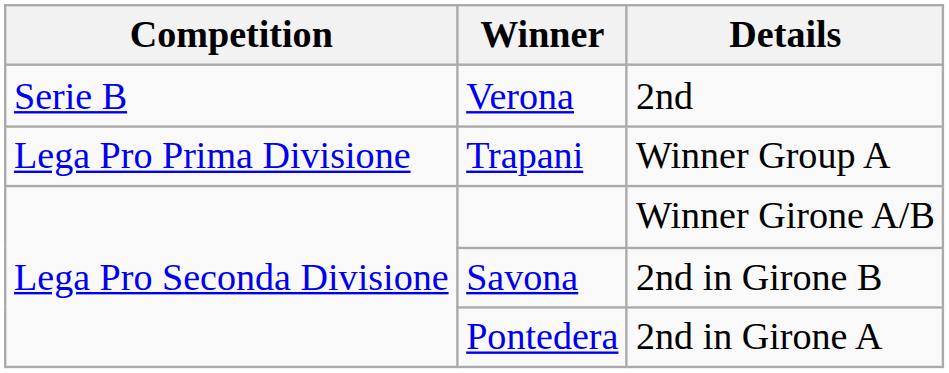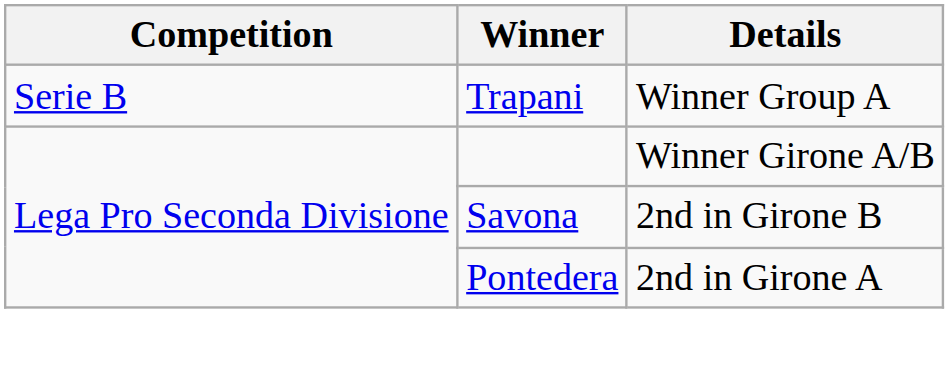- row: (520, 95)
(212, 155) Lega Pro Prima Divisione -> (71, 95) Serie B
